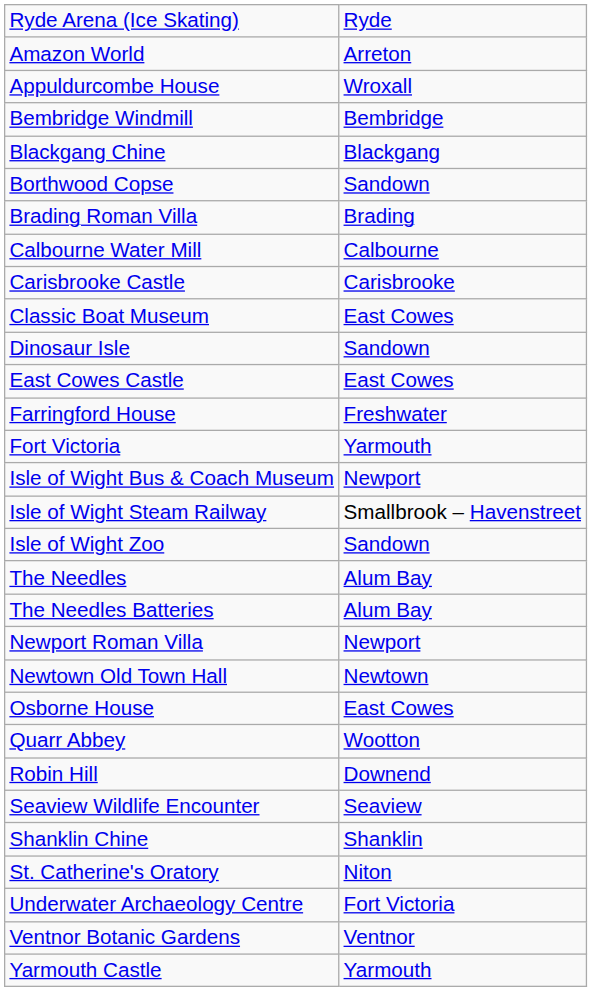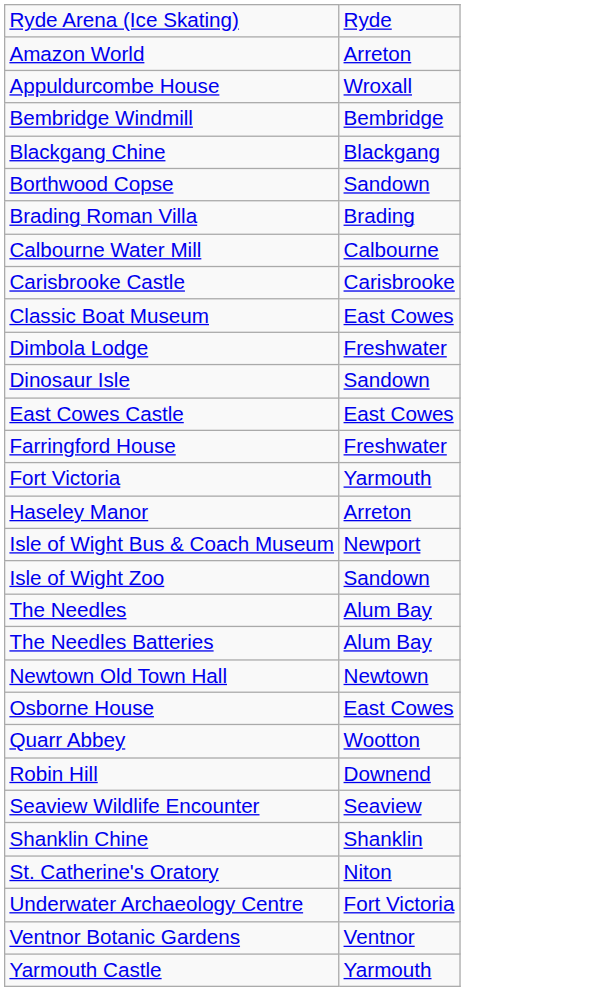+ row: (79, 348)
+ row: (79, 511)
- row: (138, 511)
- row: (106, 642)
